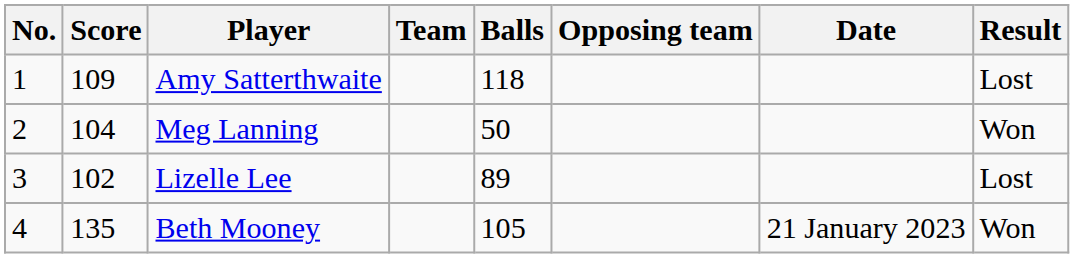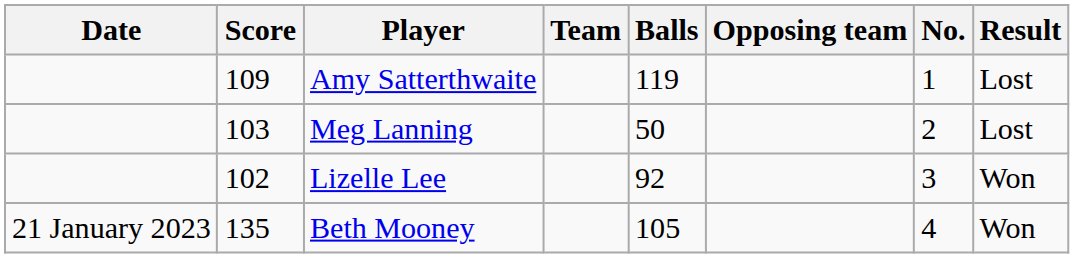columns swapped: (34, 29) <-> (866, 29)
(503, 79) 118 -> (657, 79) 119
(93, 128) 104 -> (247, 128) 103
(1007, 128) Won -> (1006, 128) Lost
(496, 178) 89 -> (650, 178) 92
(1006, 178) Lost -> (1007, 178) Won
